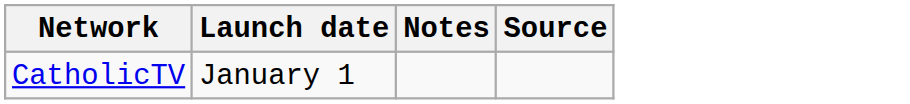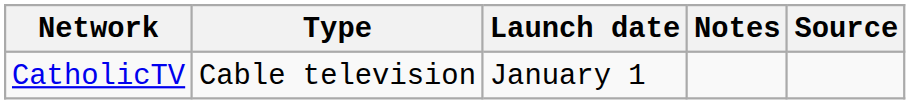+ column: (337, 29)
